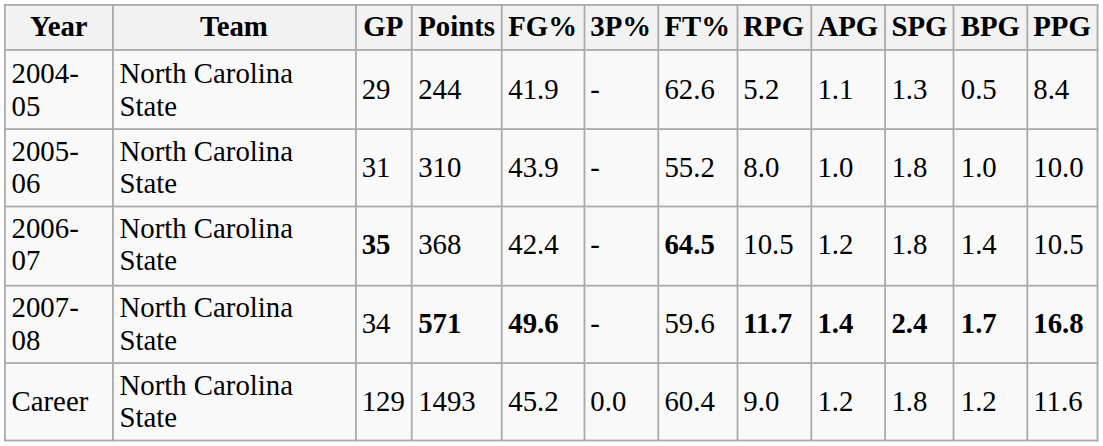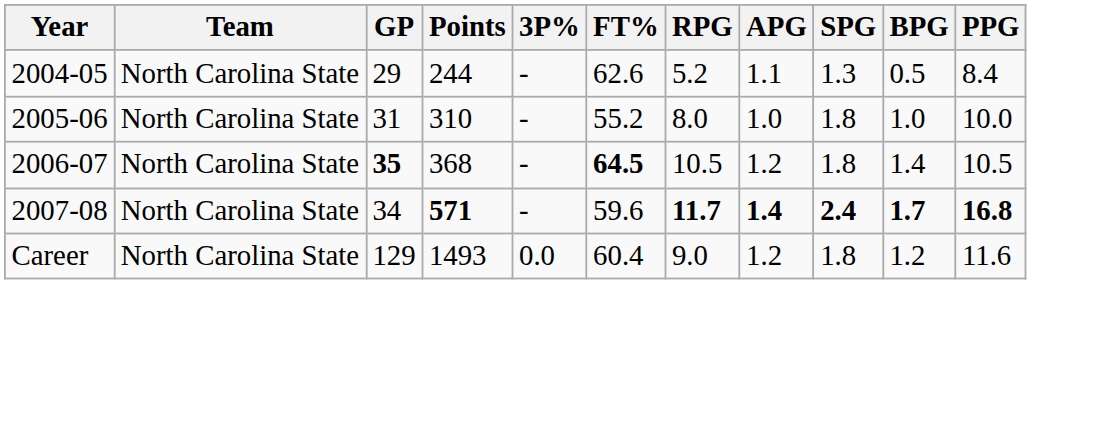- column: (543, 27)
